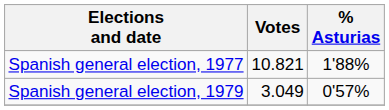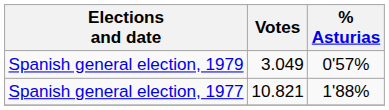rows swapped: (126, 64) <-> (126, 91)
